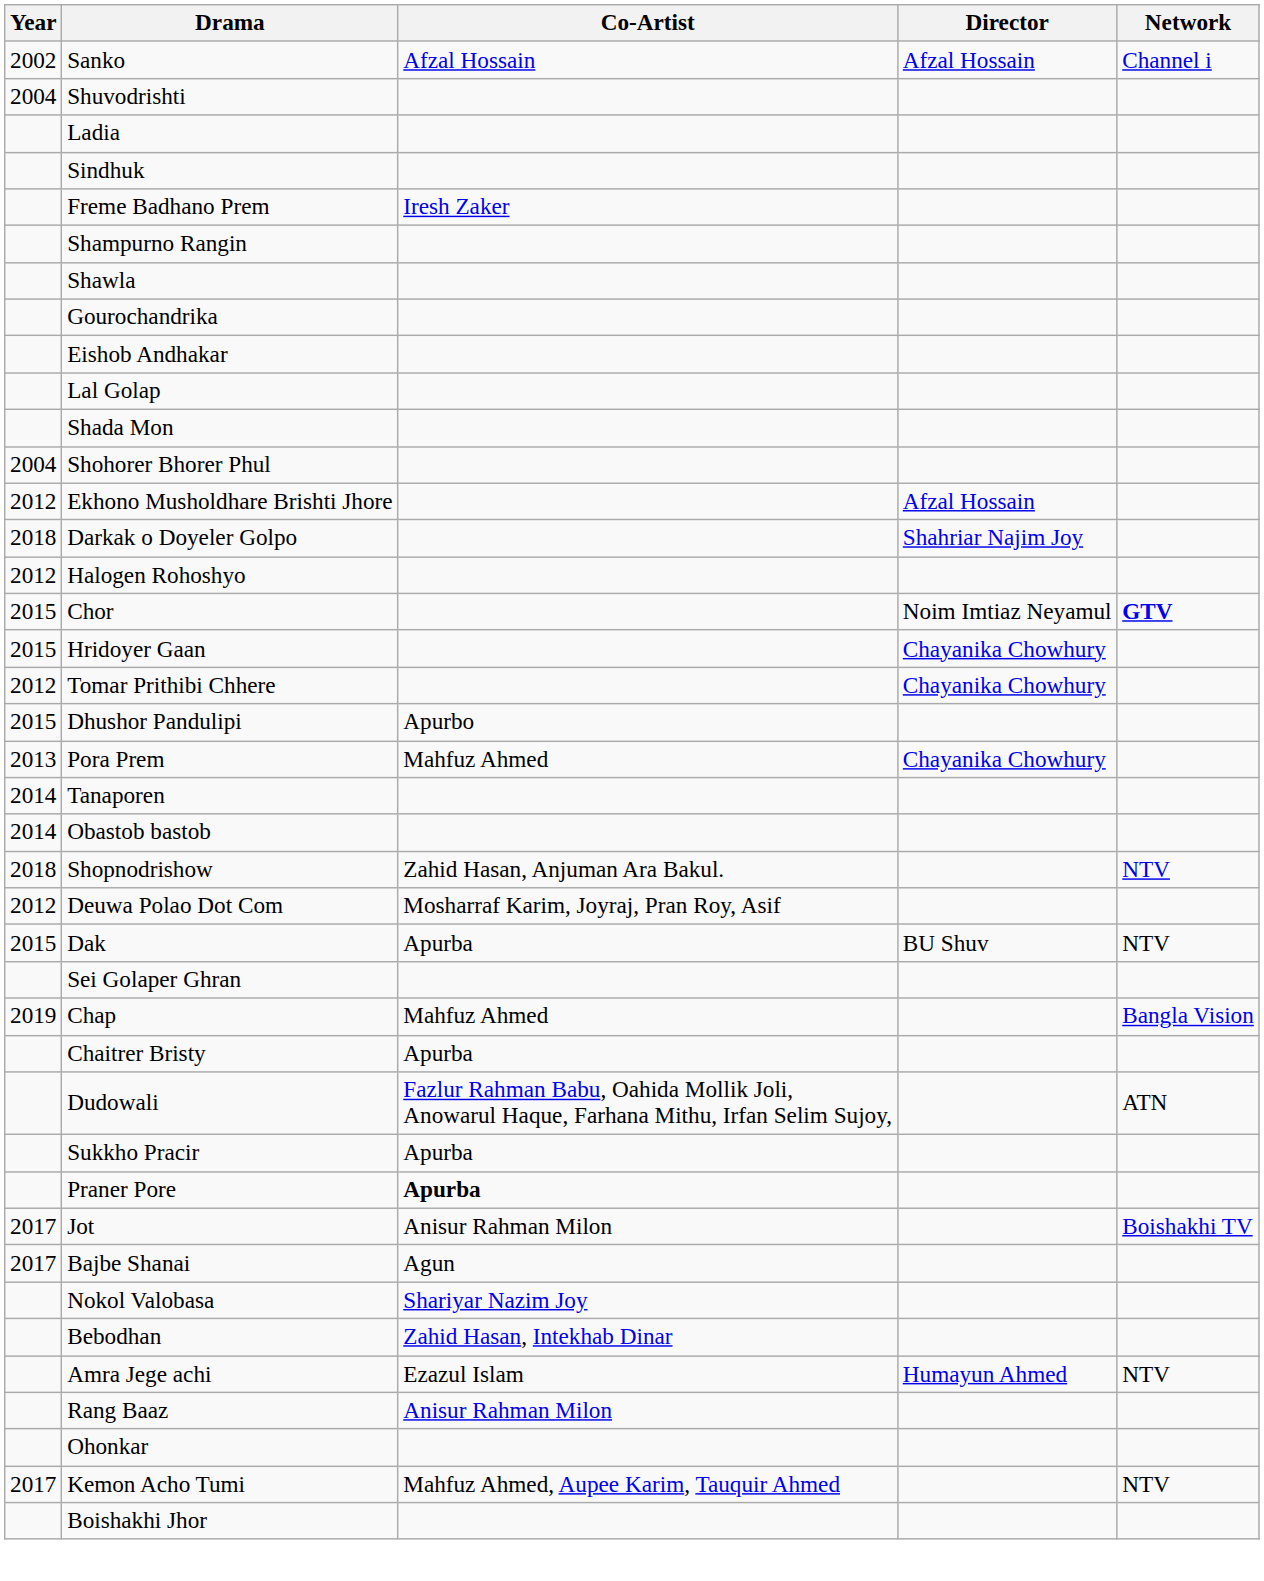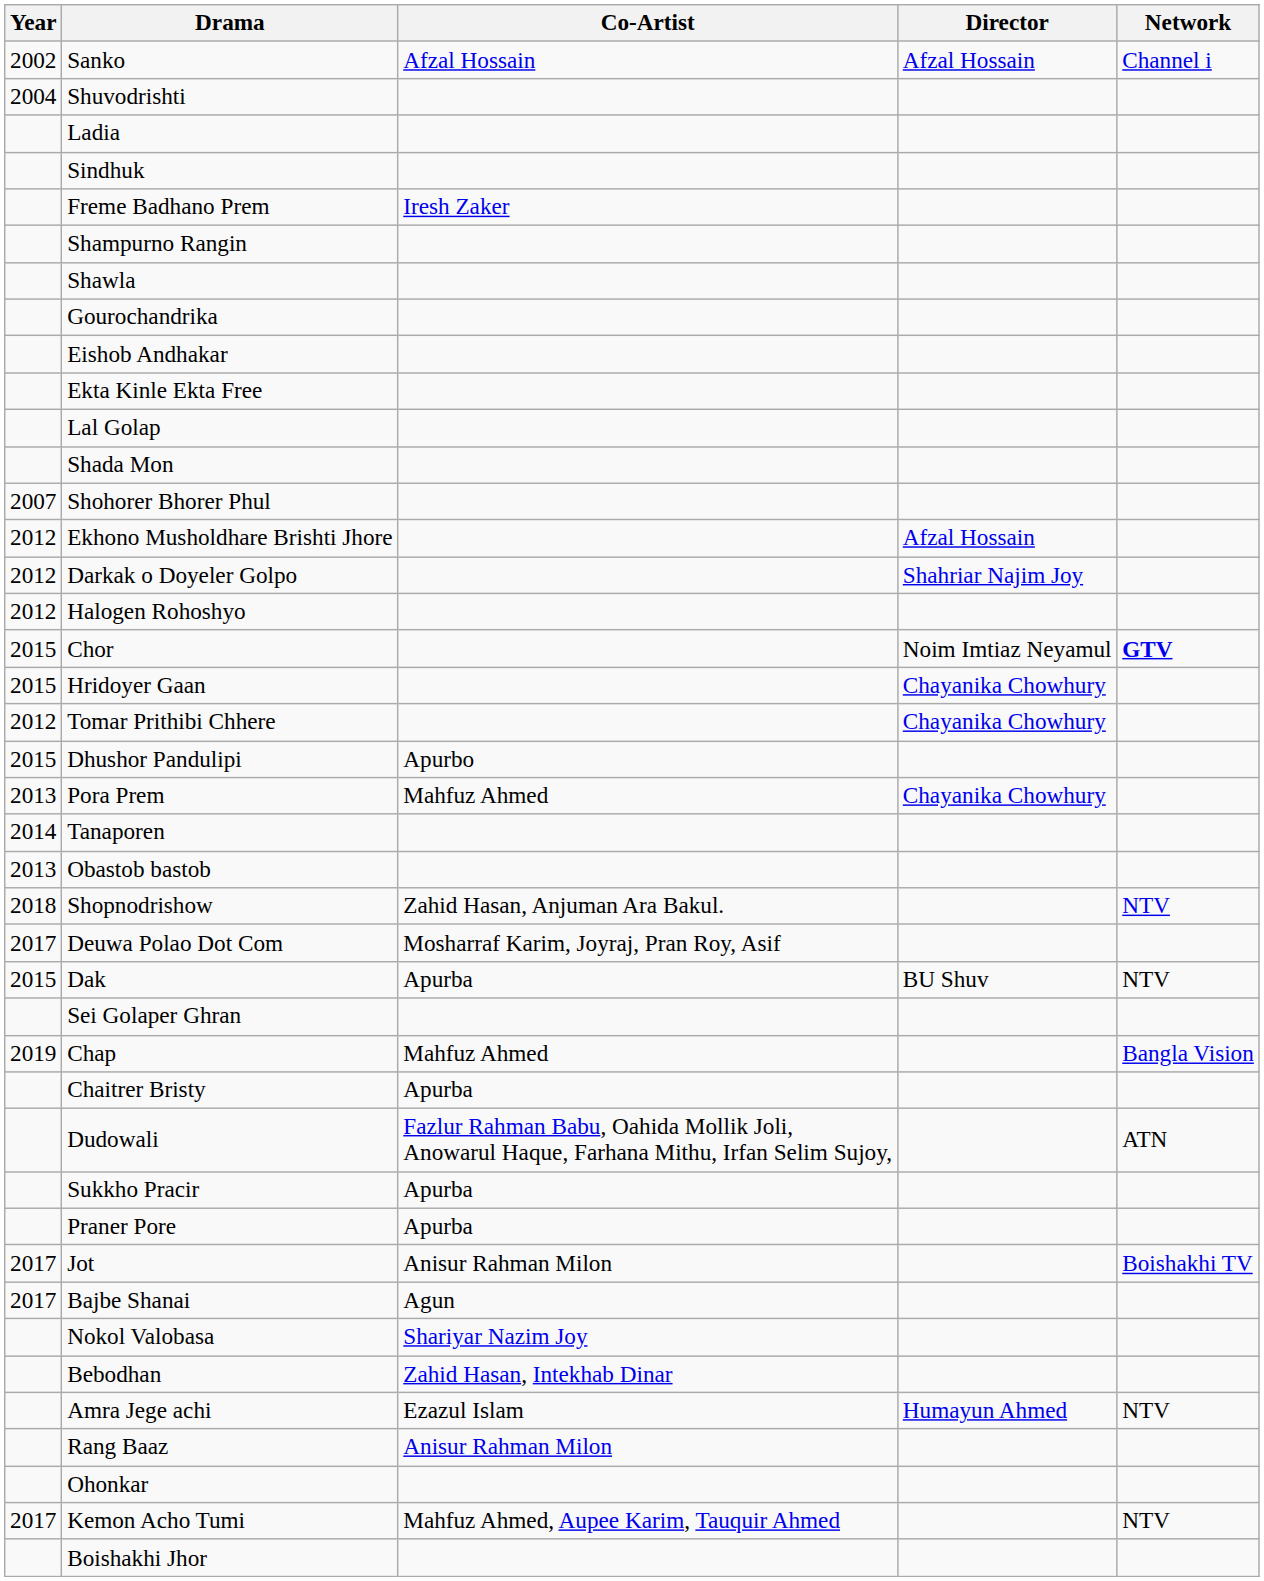+ row: (165, 390)
(33, 464) 2004 -> (33, 501) 2007
(33, 538) 2018 -> (33, 574) 2012
(33, 832) 2014 -> (33, 869) 2013
(33, 905) 2012 -> (33, 942) 2017
(442, 1189) bold -> (438, 1226) normal
